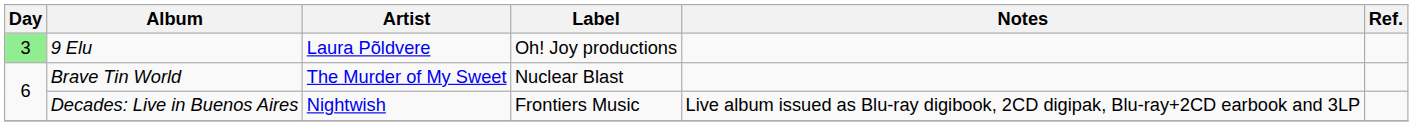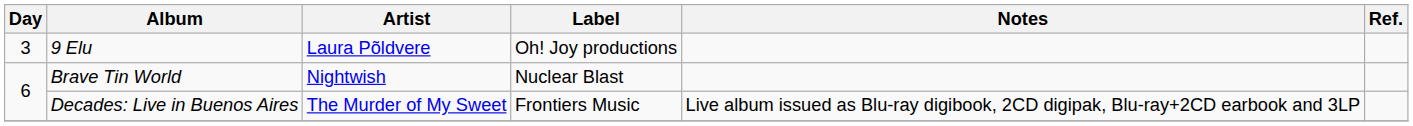(25, 47) lightgreen background -> (25, 47) no background
(407, 76) The Murder of My Sweet -> (346, 76) Nightwish
(346, 105) Nightwish -> (407, 105) The Murder of My Sweet
